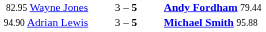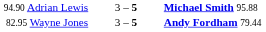rows swapped: (47, 7) <-> (46, 22)
